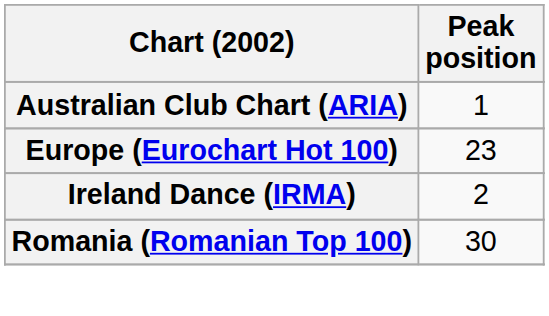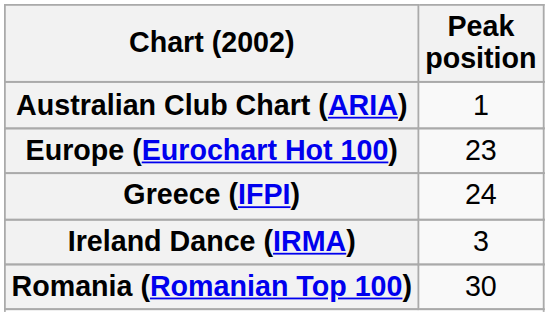+ row: (212, 195)
(481, 195) 2 -> (481, 241) 3
